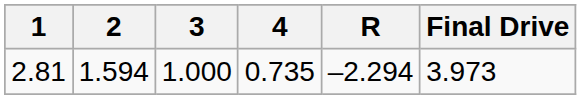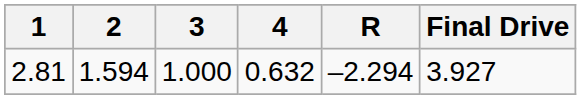(280, 71) 0.735 -> (280, 71) 0.632
(461, 71) 3.973 -> (461, 71) 3.927
